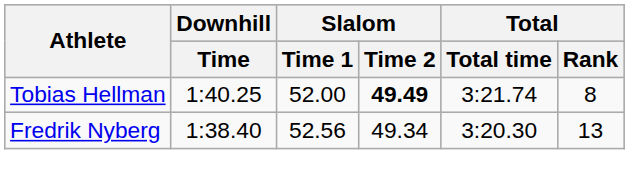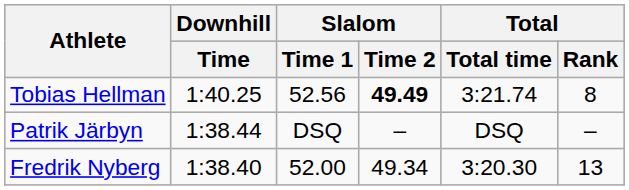(317, 95) 52.00 -> (317, 95) 52.56
+ row: (76, 131)
(317, 131) 52.56 -> (317, 167) 52.00
